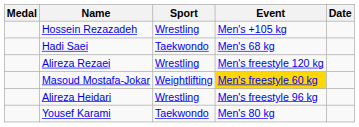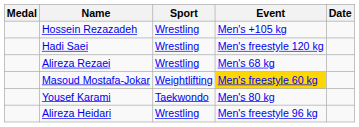(182, 47) Taekwondo -> (177, 47) Wrestling
(246, 47) Men's 68 kg -> (271, 47) Men's freestyle 120 kg
(271, 63) Men's freestyle 120 kg -> (246, 63) Men's 68 kg
rows swapped: (76, 114) <-> (76, 97)
